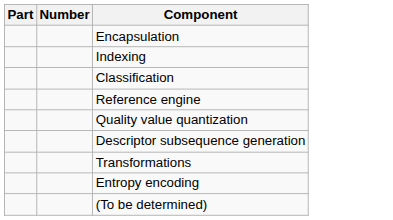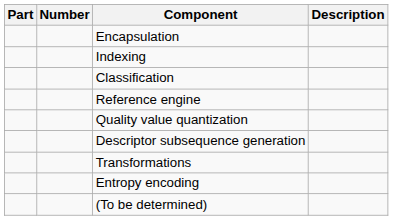+ column: (348, 15)
